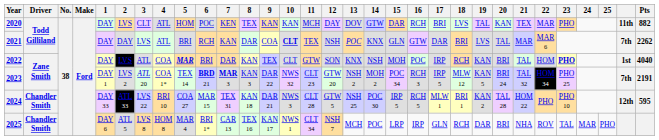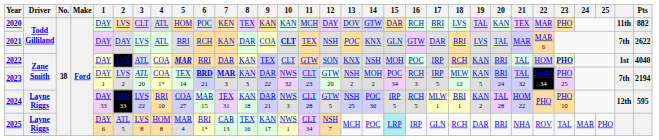(645, 42) 2262 -> (643, 42) 2622
(645, 78) 2191 -> (643, 78) 2194
(41, 101) Chandler Smith -> (40, 101) Layne Riggs
(41, 124) Chandler Smith -> (40, 124) Layne Riggs
(397, 124) no background -> (395, 124) paleturquoise background
